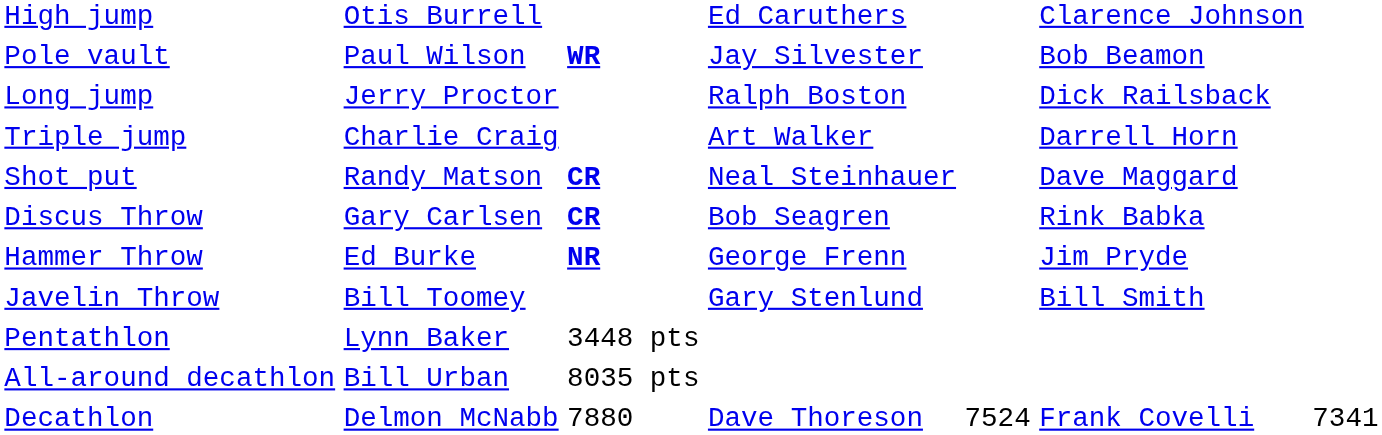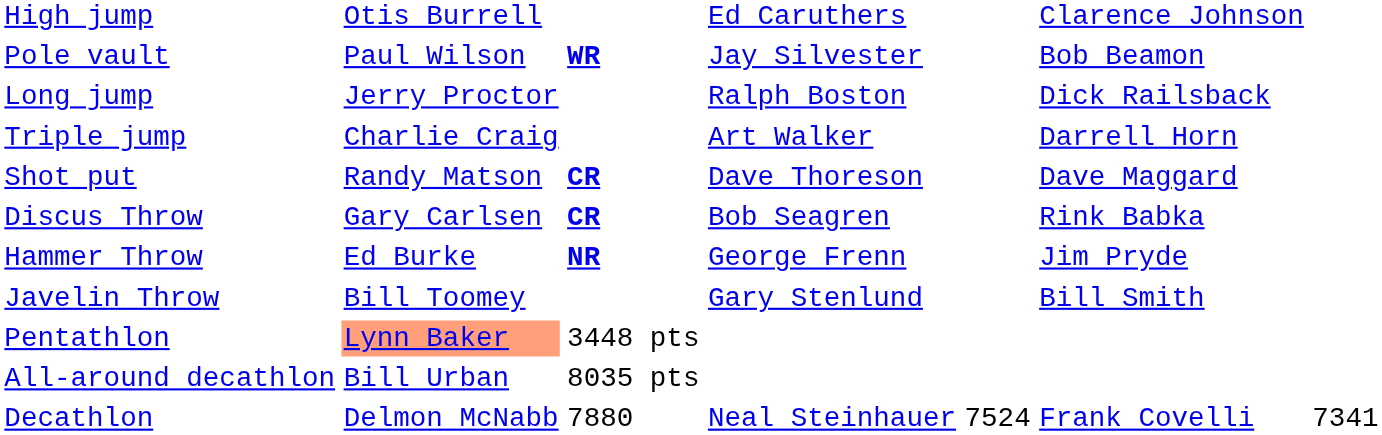(832, 177) Neal Steinhauer -> (815, 177) Dave Thoreson
(426, 338) no background -> (426, 338) lightsalmon background
(815, 419) Dave Thoreson -> (832, 419) Neal Steinhauer
